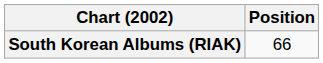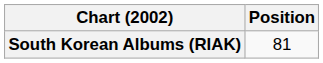(282, 44) 66 -> (282, 44) 81
